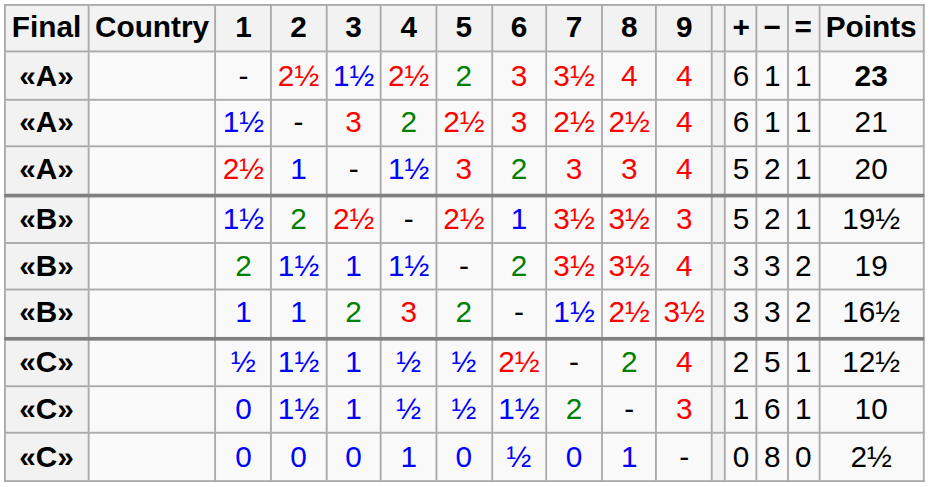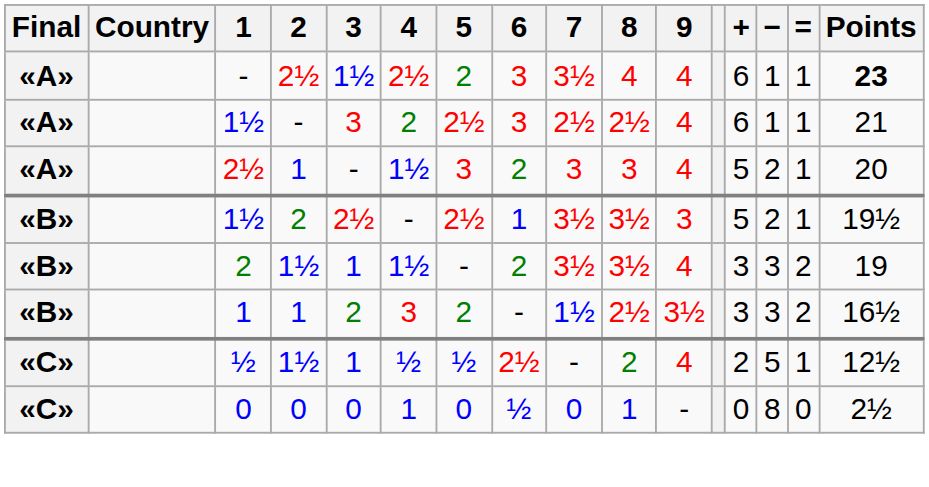- row: (243, 409)
